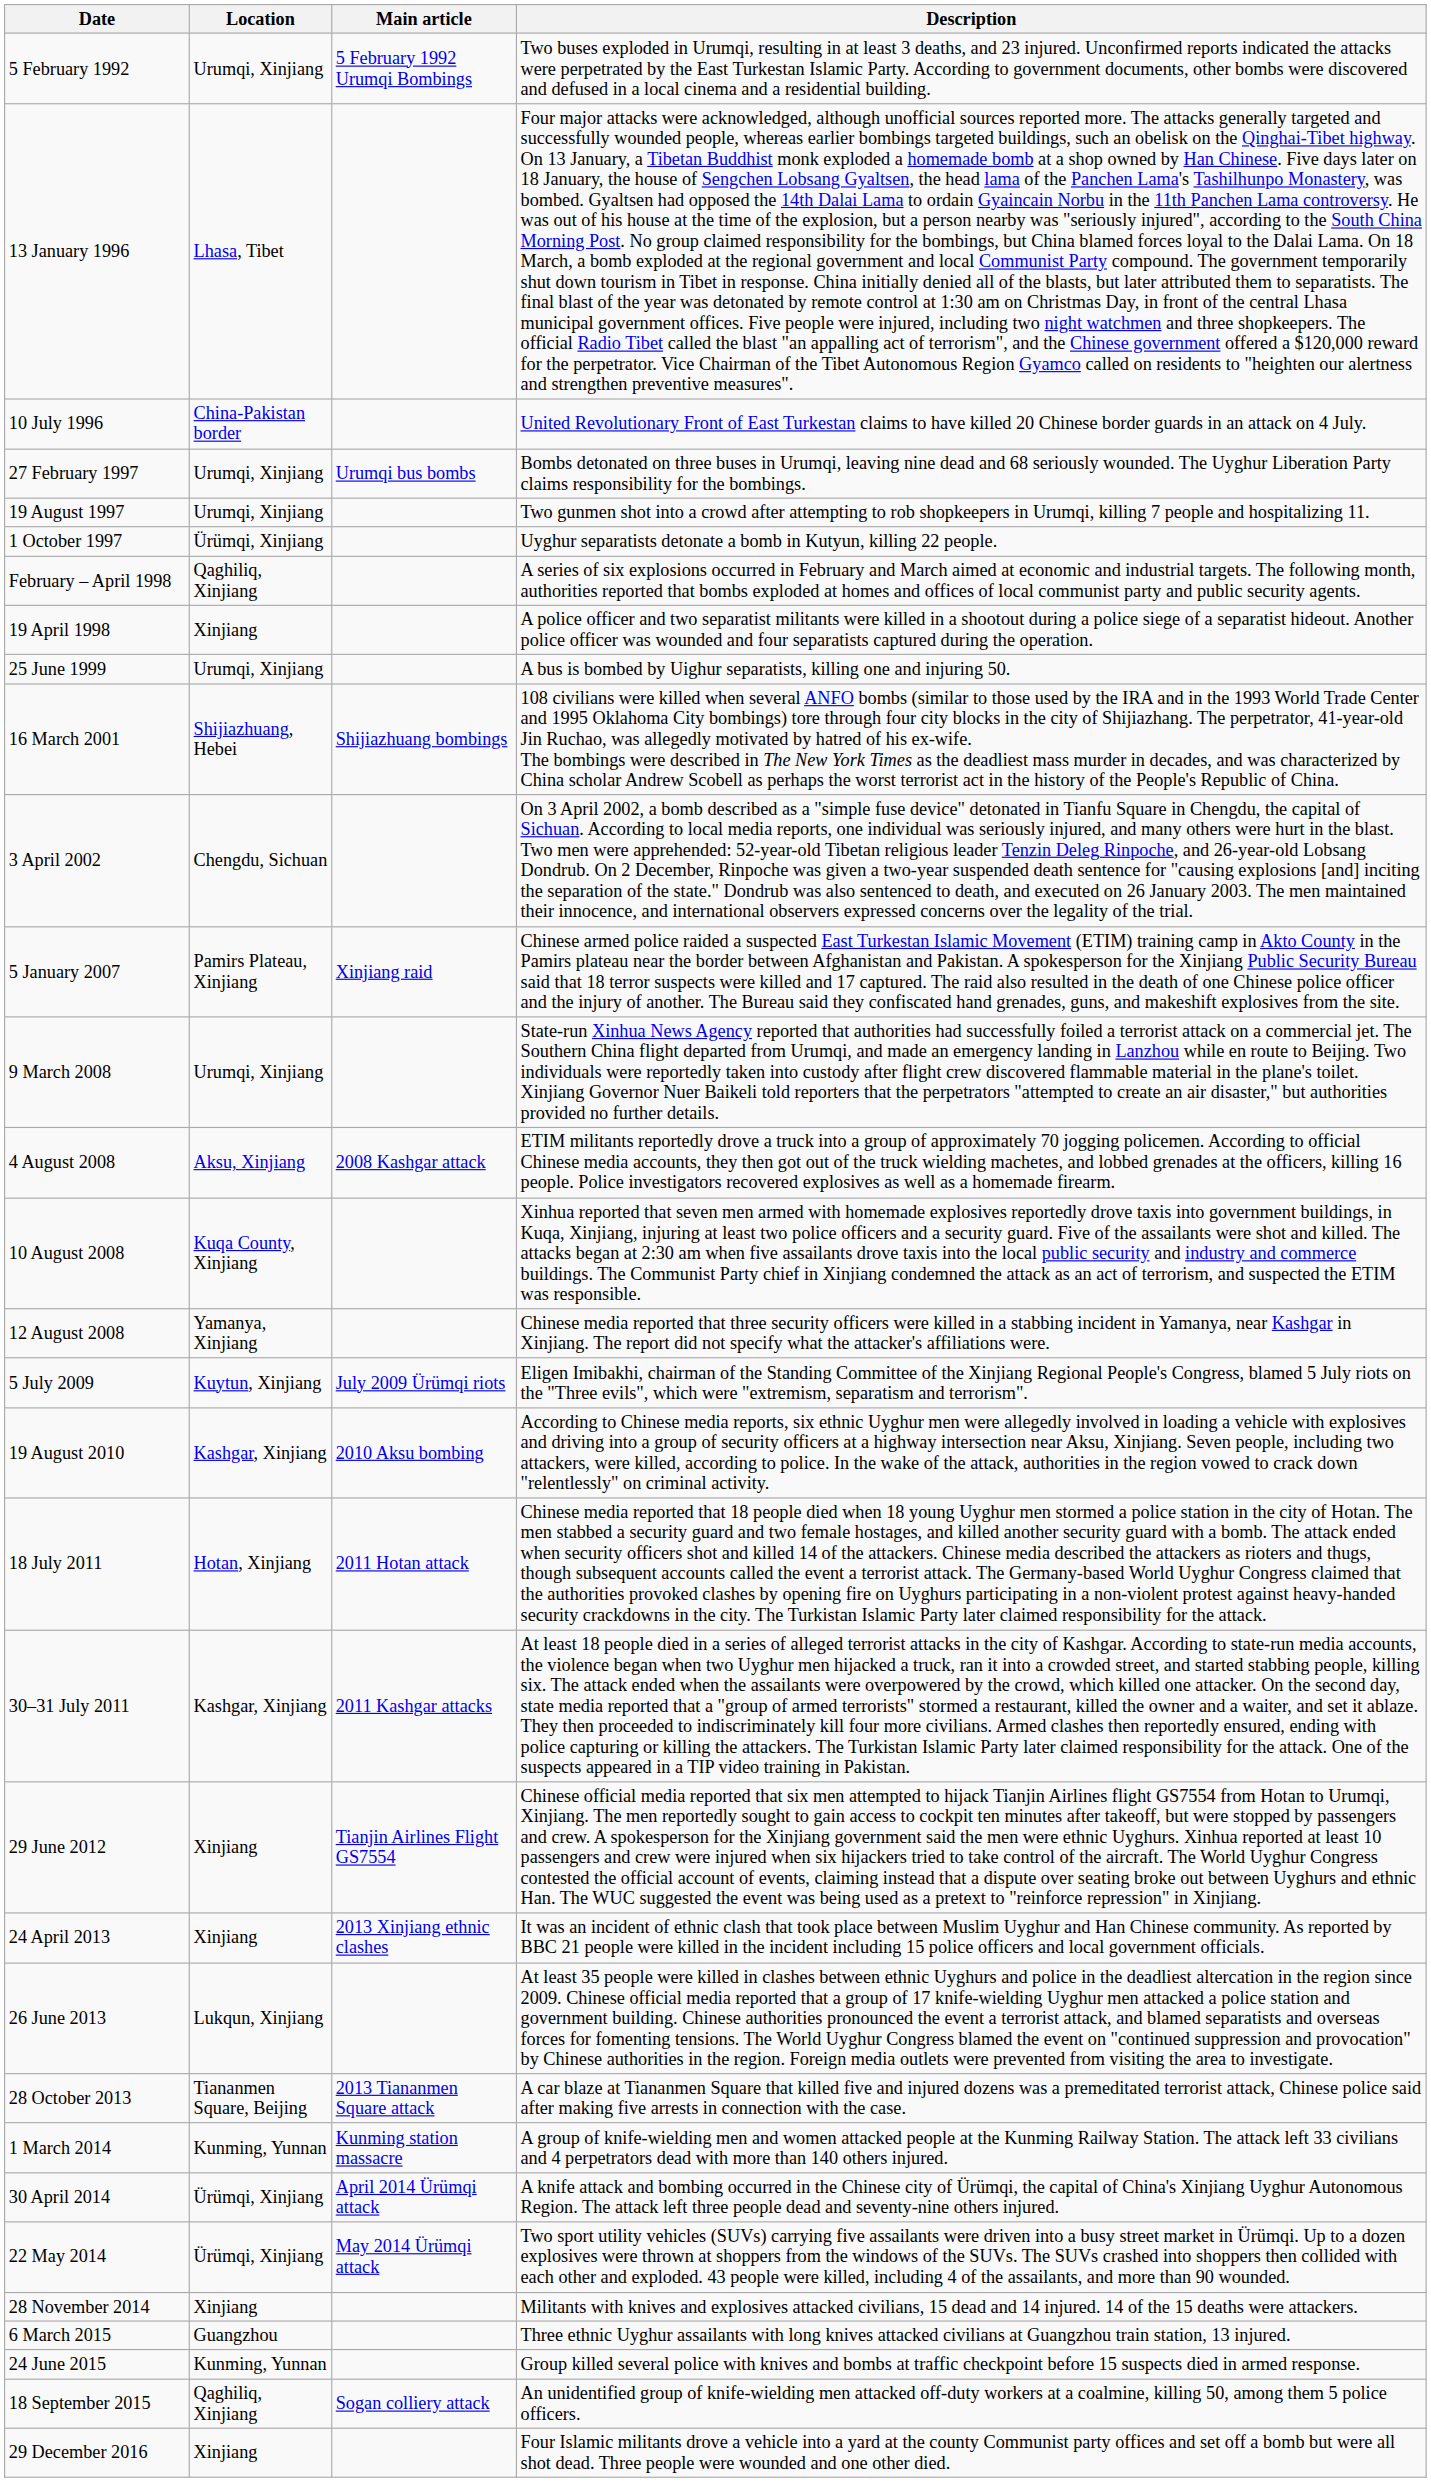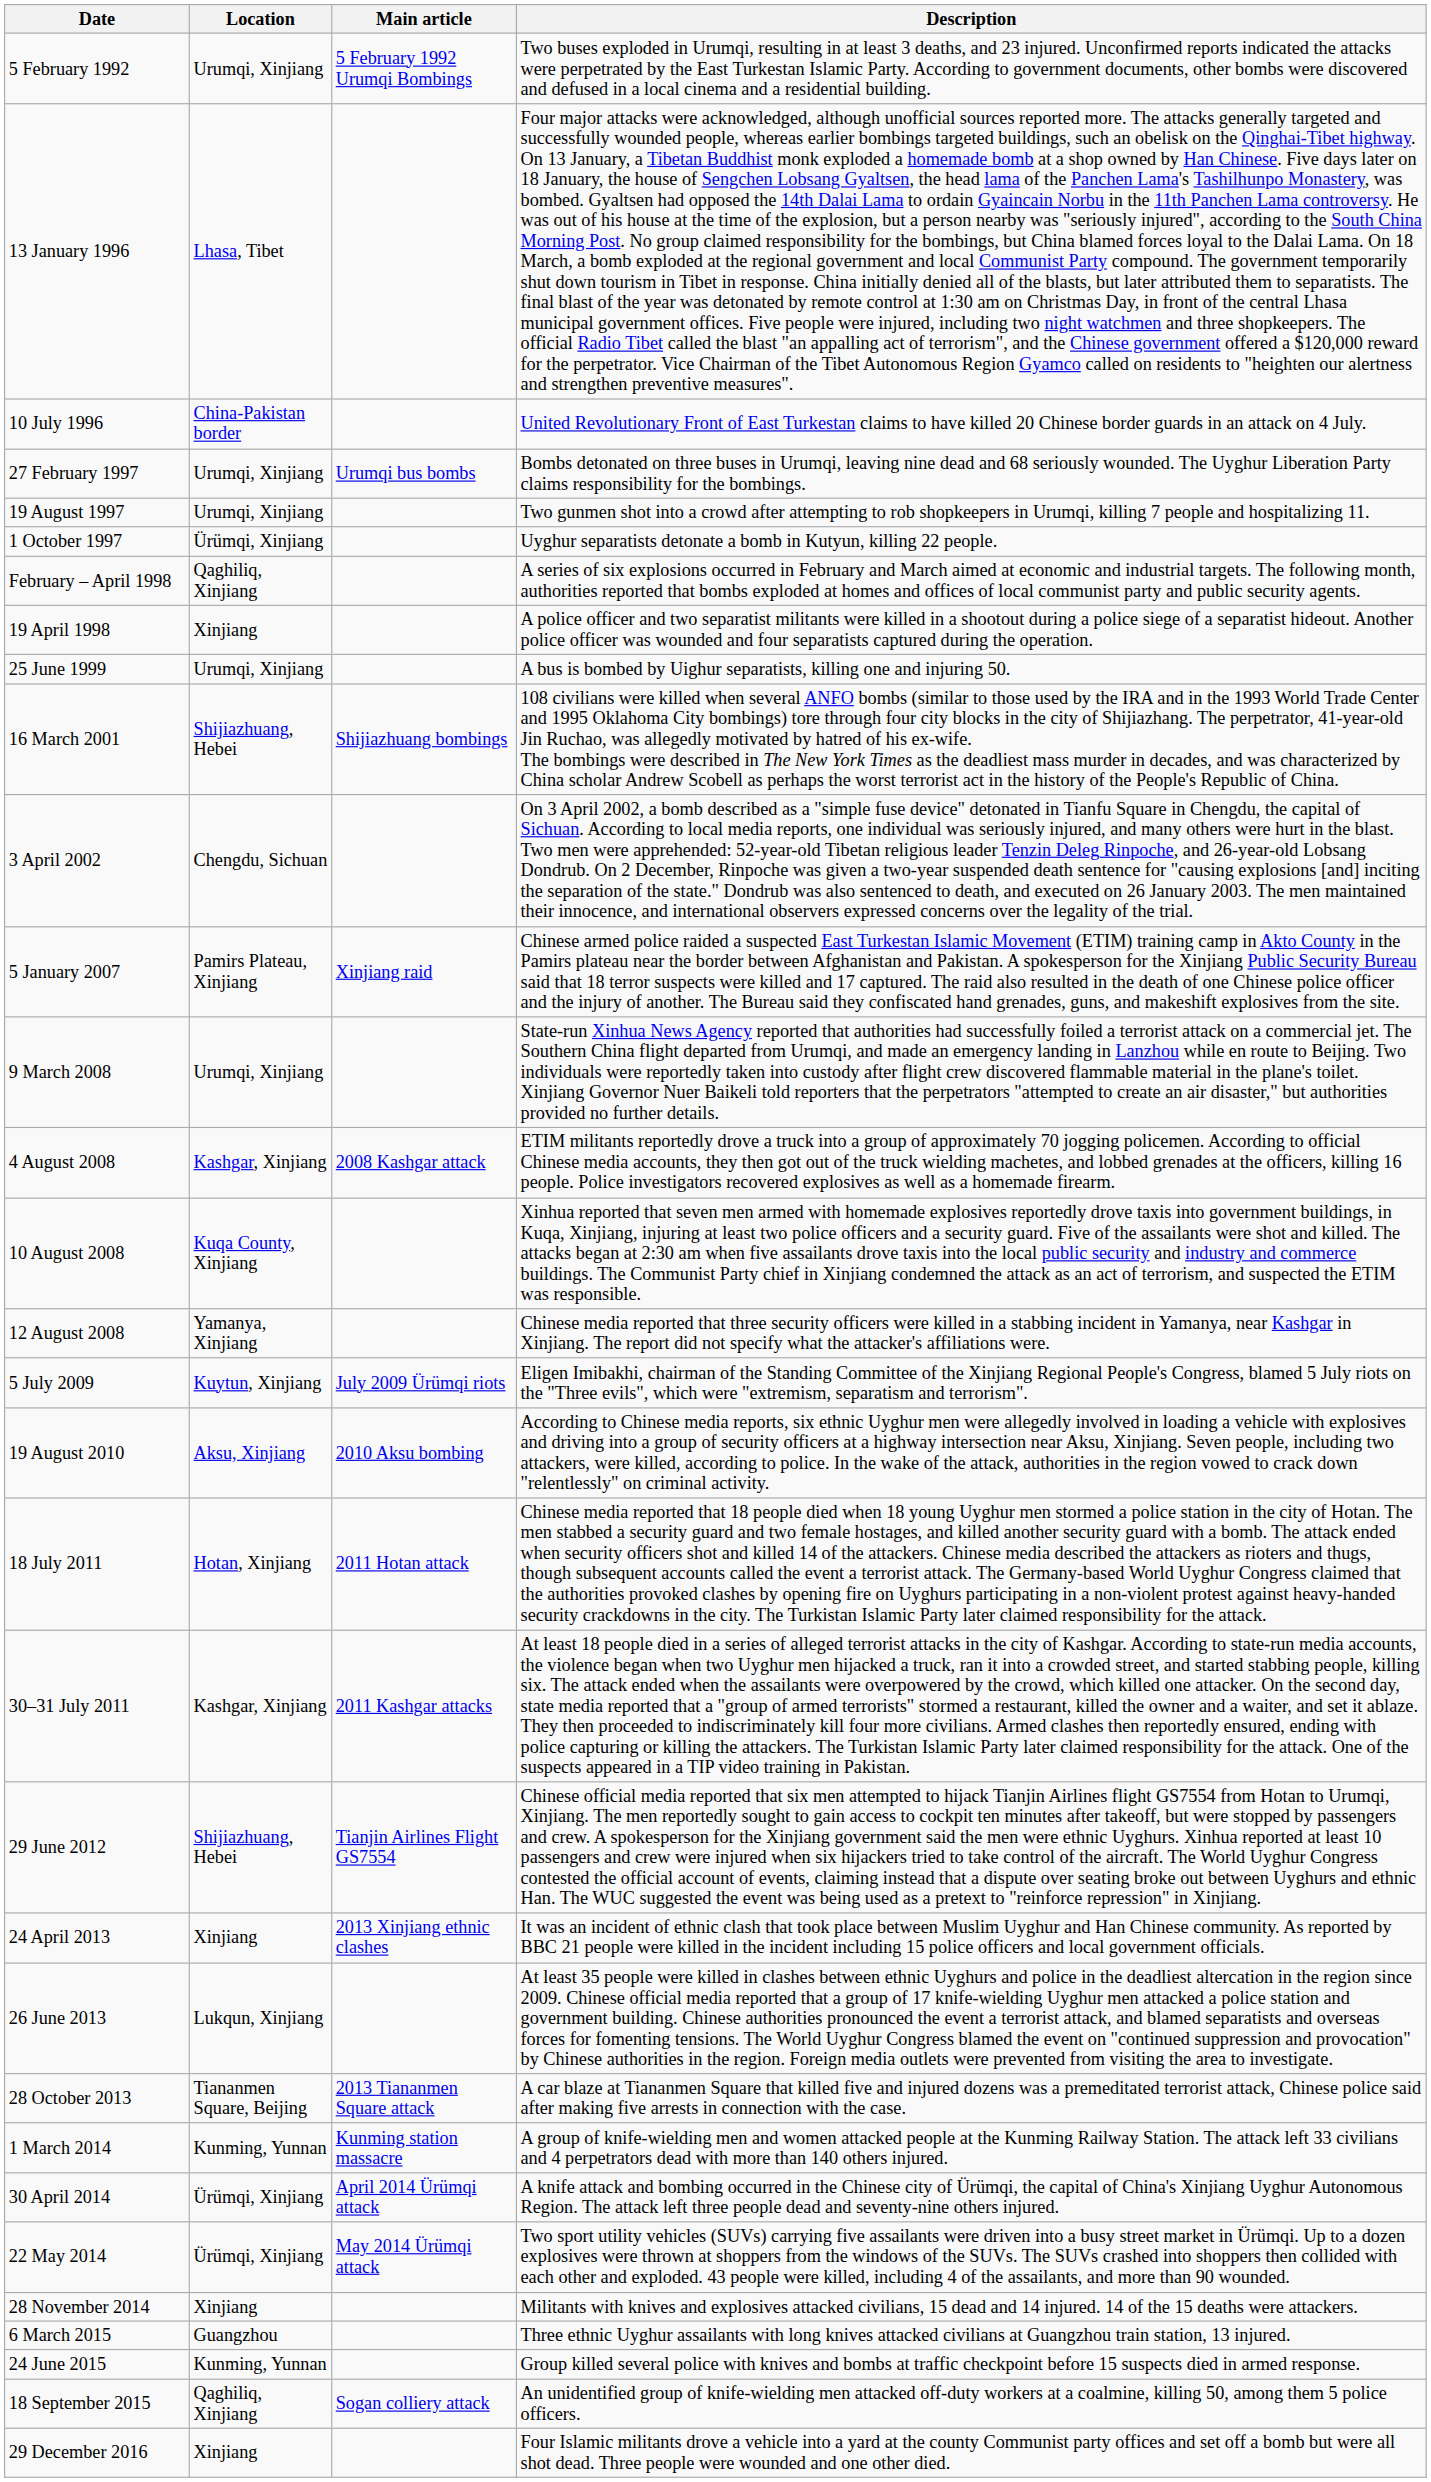(249, 1162) Aksu, Xinjiang -> (260, 1162) Kashgar, Xinjiang
(260, 1452) Kashgar, Xinjiang -> (249, 1452) Aksu, Xinjiang
(225, 1847) Xinjiang -> (243, 1847) Shijiazhuang, Hebei
